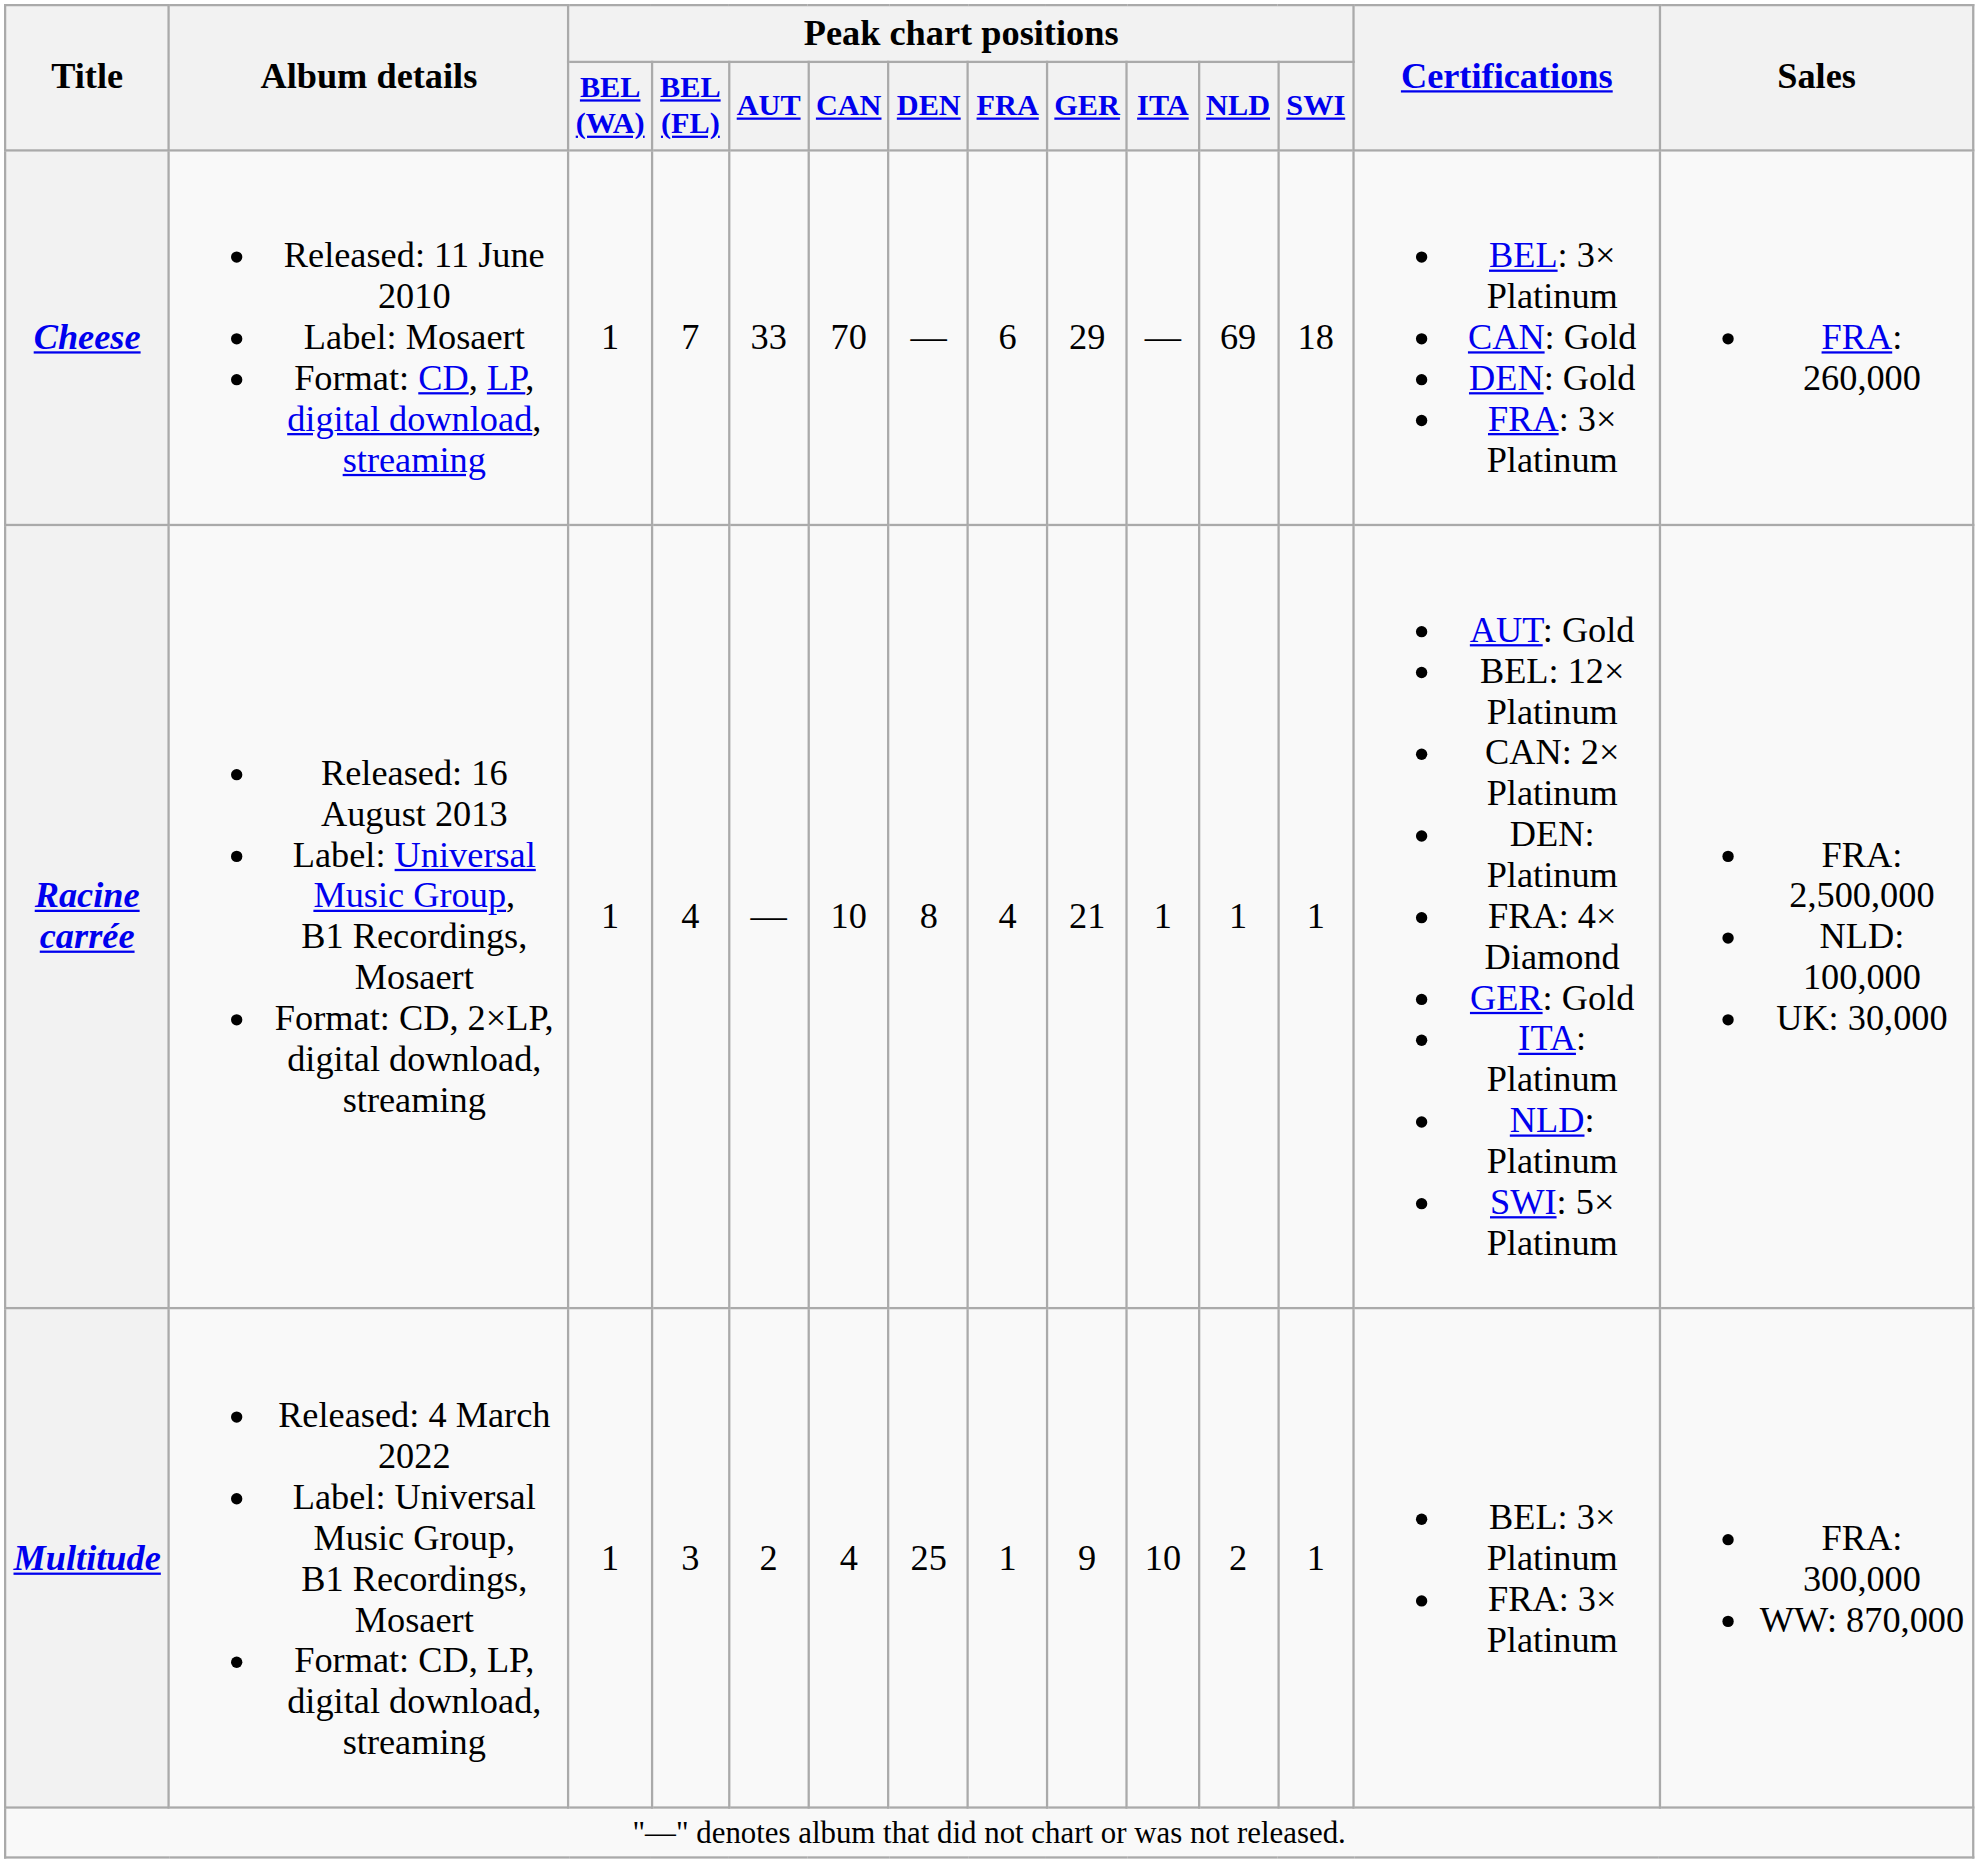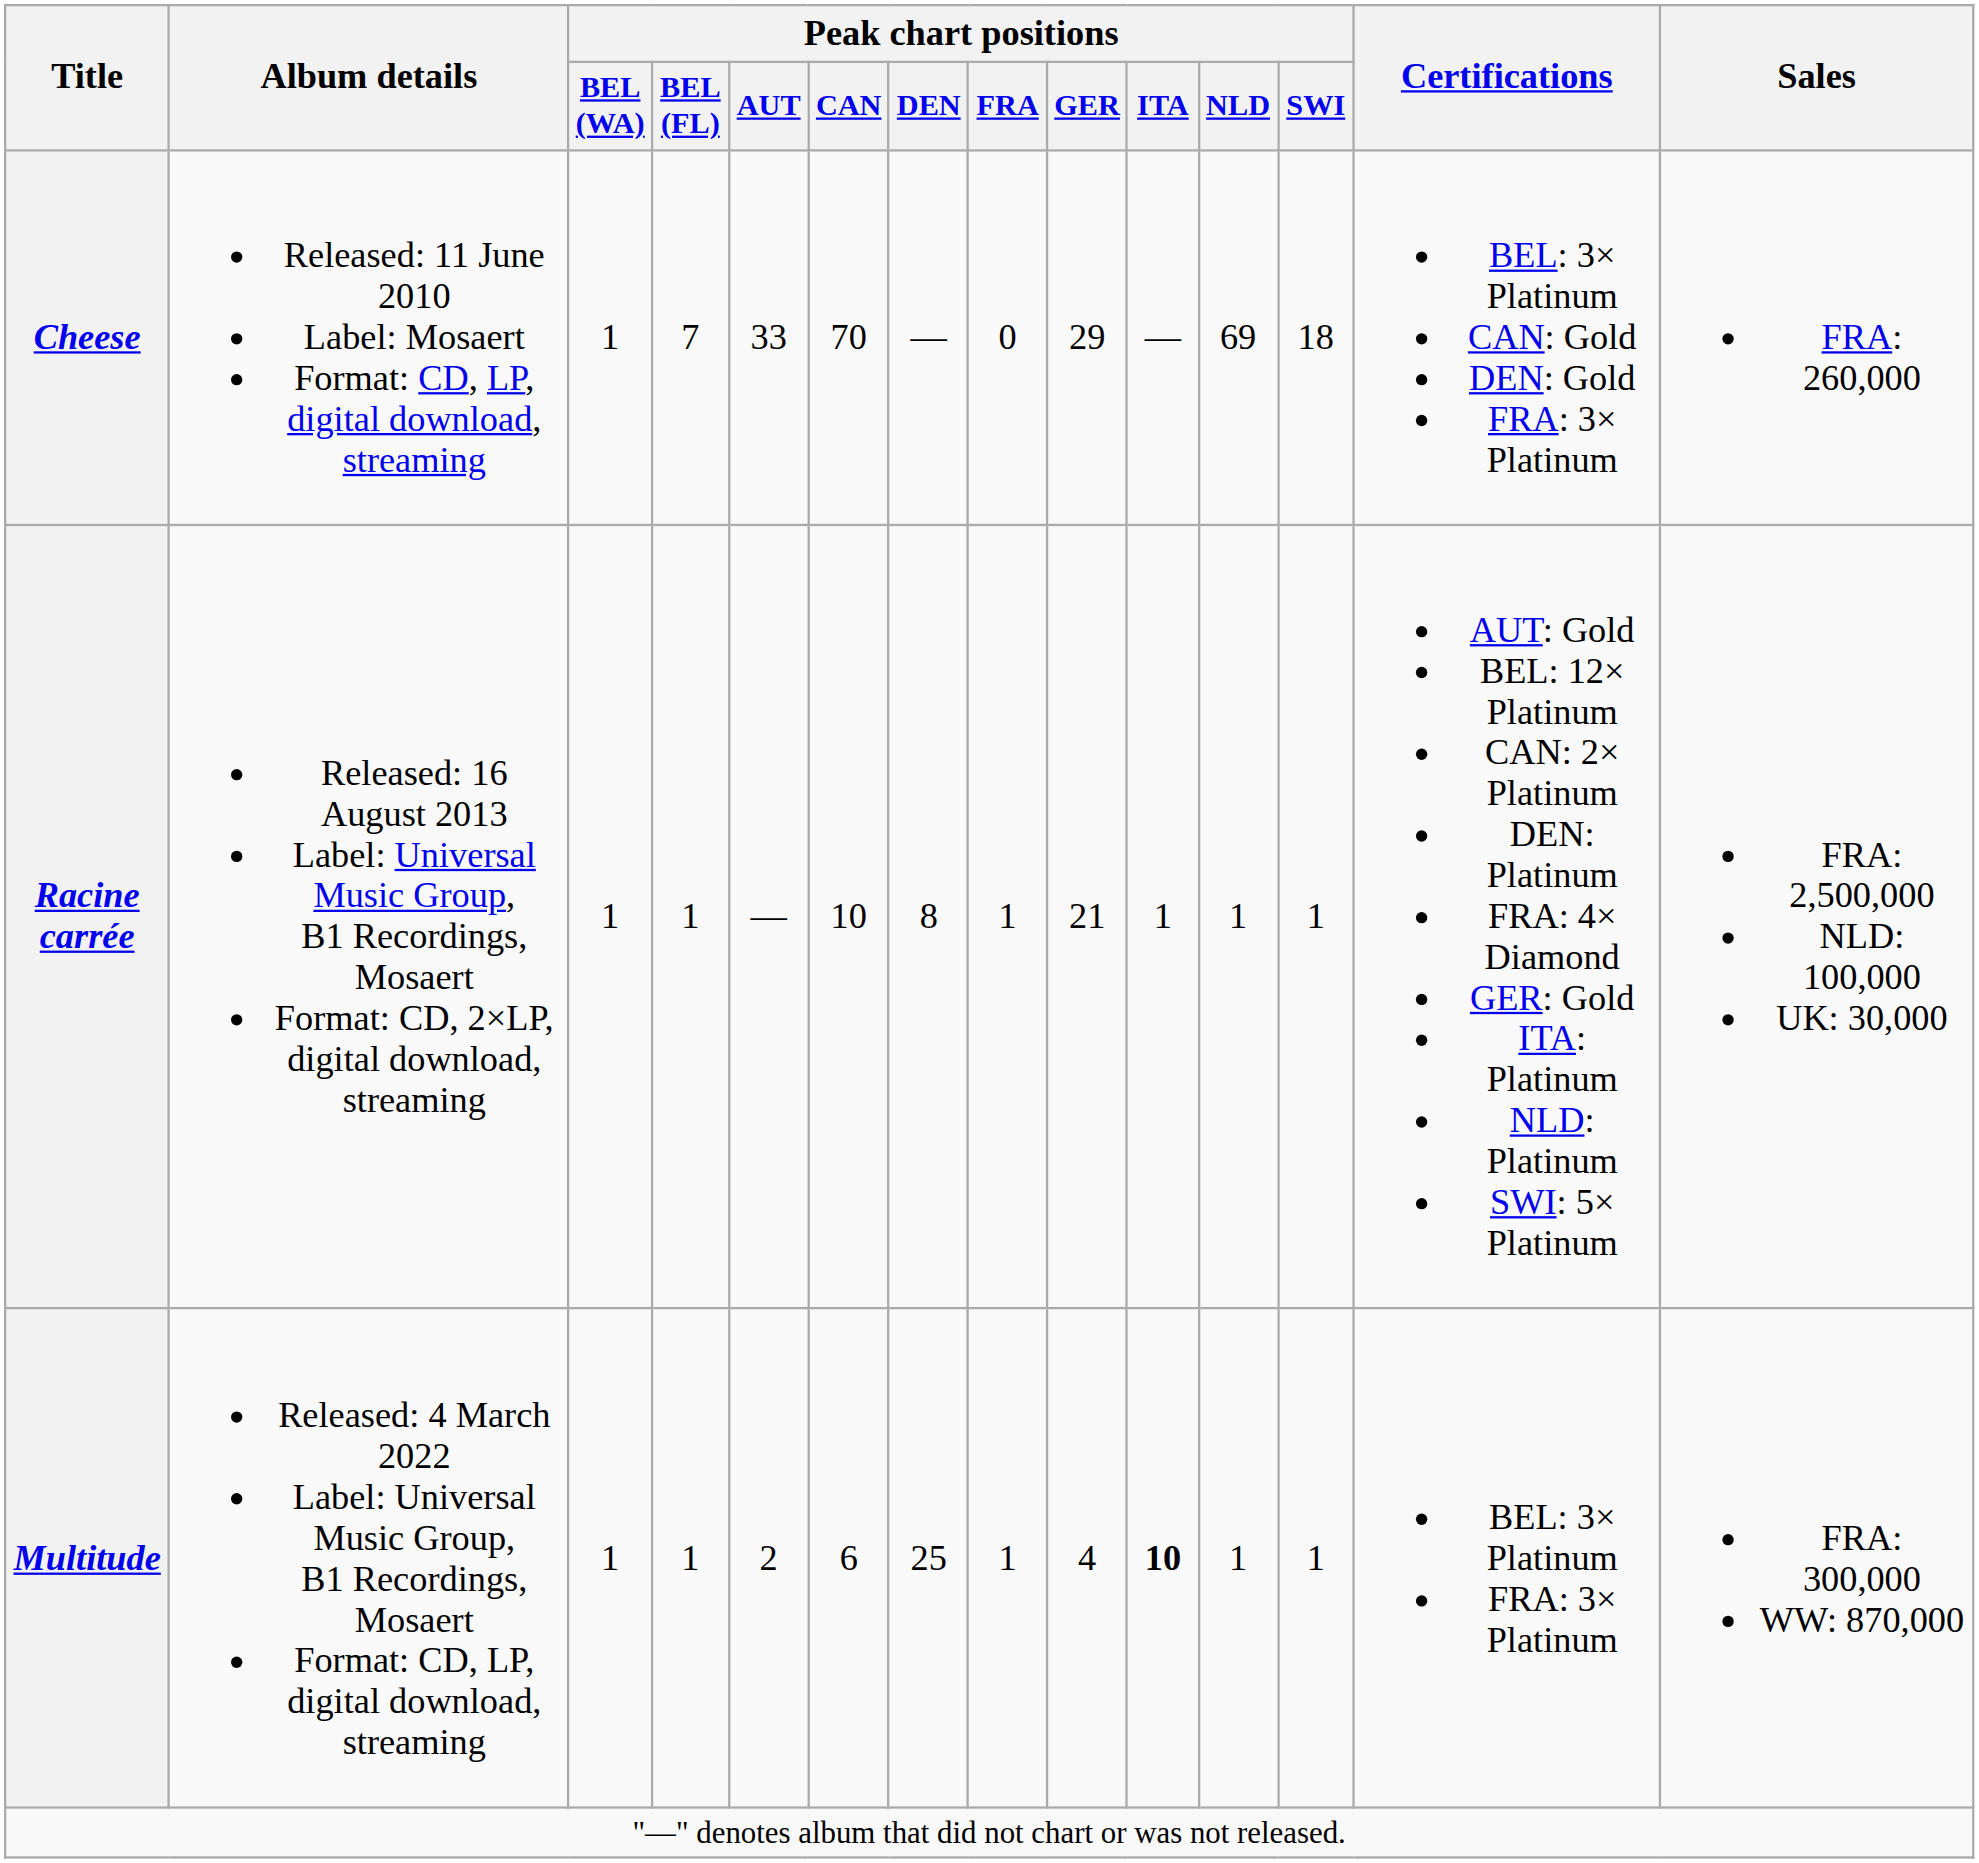(1008, 336) 6 -> (1008, 336) 0
(690, 916) 4 -> (690, 916) 1
(1008, 916) 4 -> (1008, 916) 1
(690, 1557) 3 -> (690, 1557) 1
(849, 1557) 4 -> (849, 1557) 6
(1087, 1557) 9 -> (1087, 1557) 4
(1163, 1557) normal -> (1163, 1557) bold
(1238, 1557) 2 -> (1238, 1557) 1
